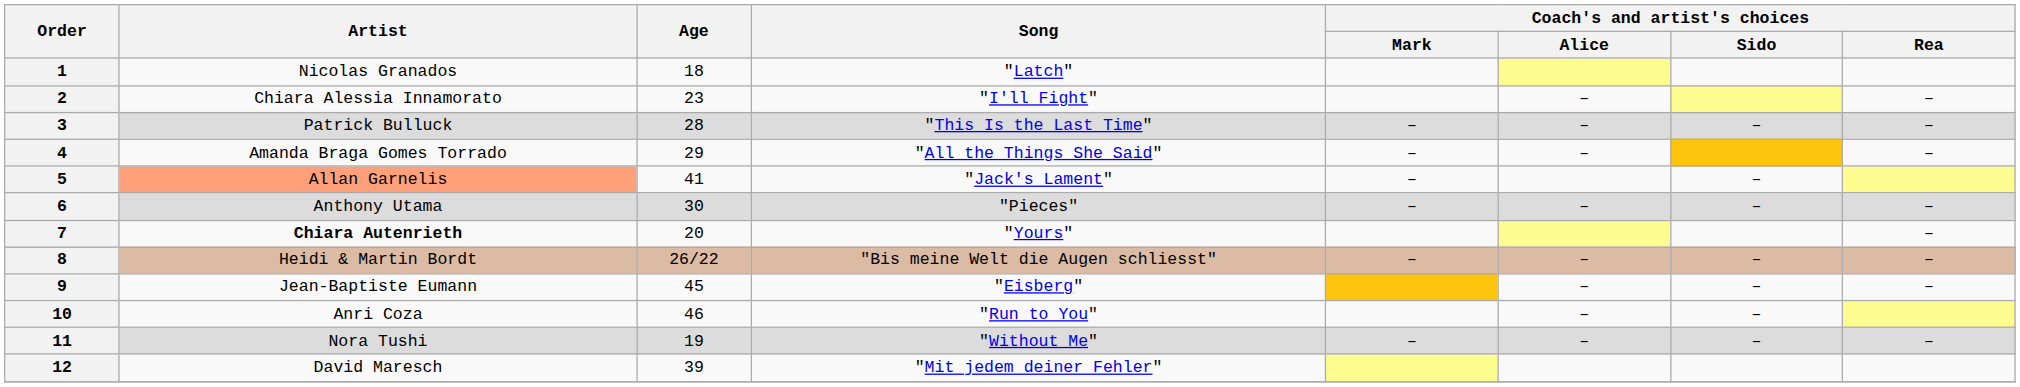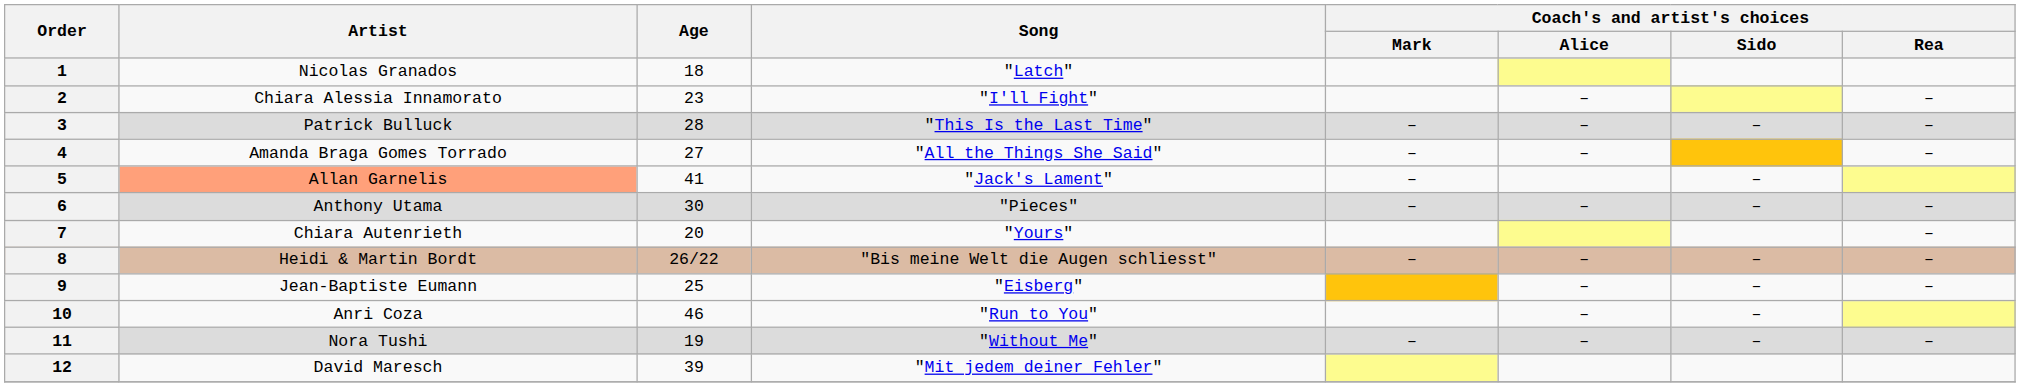(694, 153) 29 -> (694, 153) 27
(378, 233) bold -> (378, 233) normal
(694, 287) 45 -> (694, 287) 25
